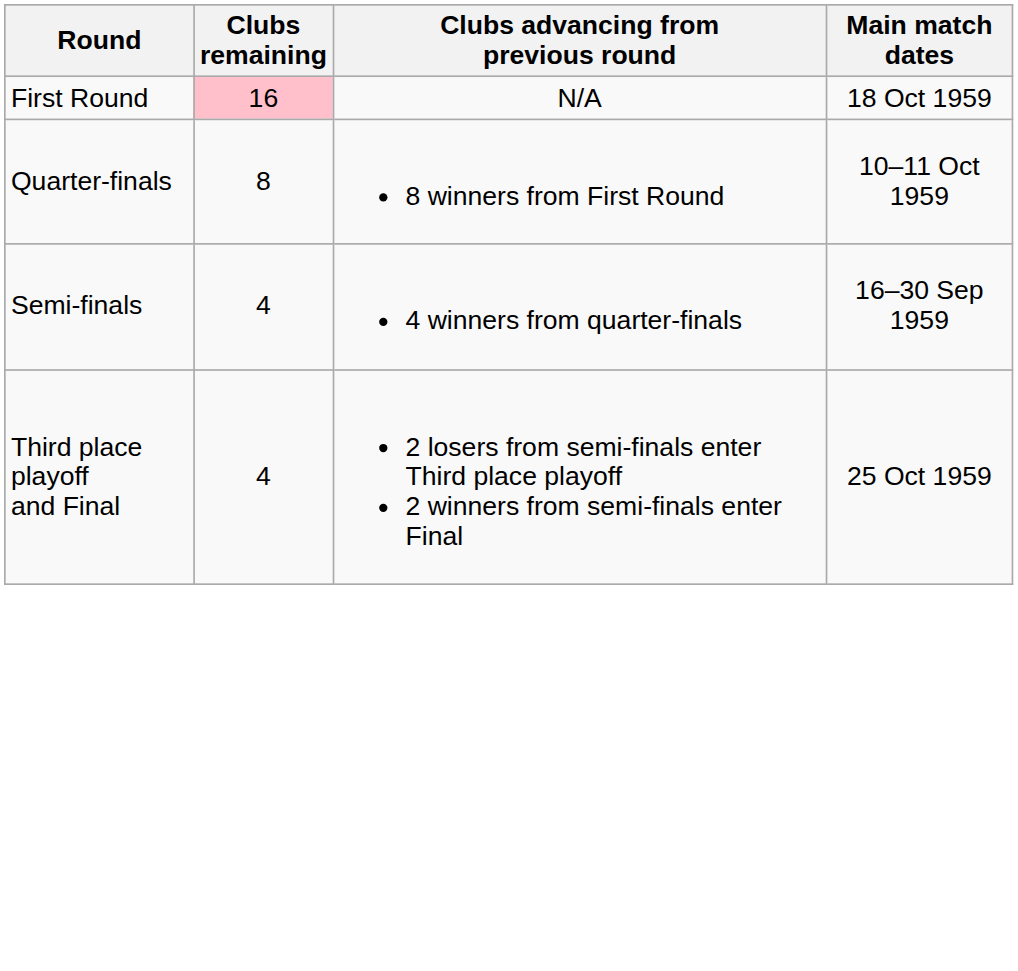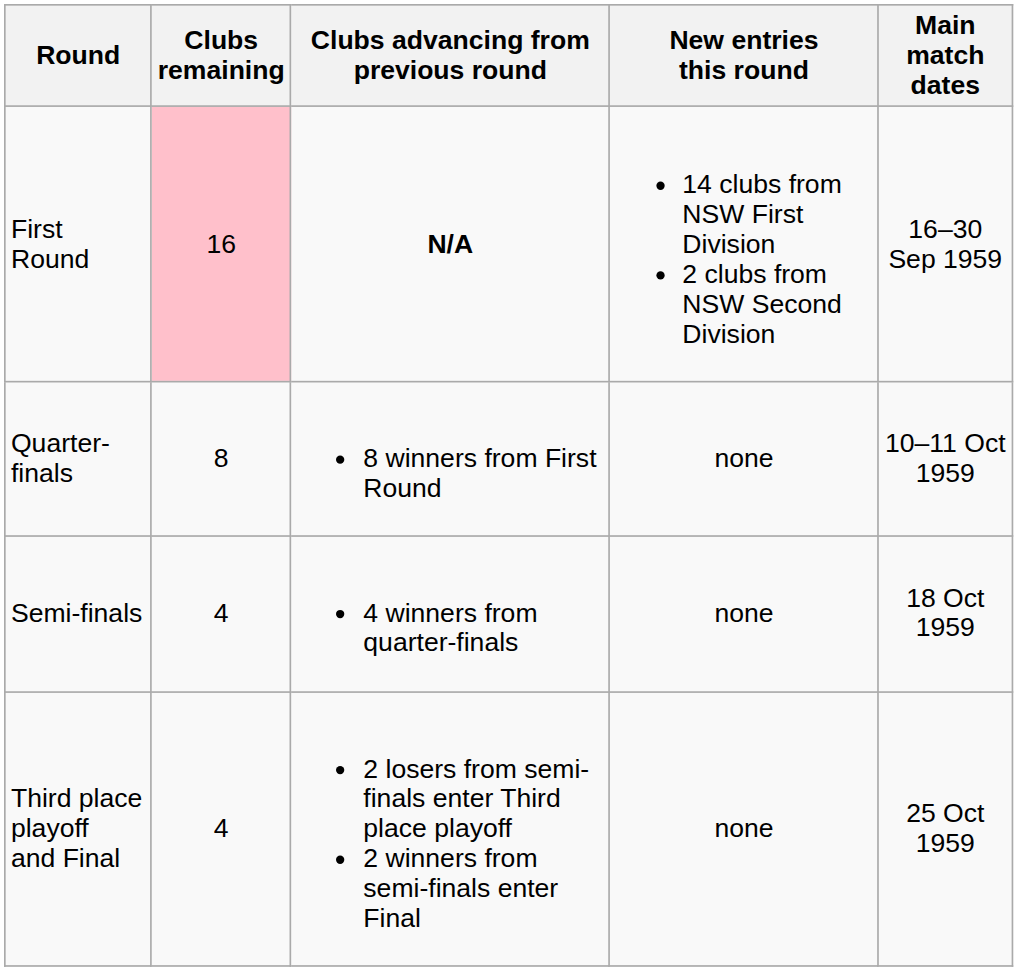+ column: (744, 55)
(580, 97) normal -> (450, 243) bold
(919, 97) 18 Oct 1959 -> (945, 243) 16–30 Sep 1959
(919, 306) 16–30 Sep 1959 -> (945, 613) 18 Oct 1959
